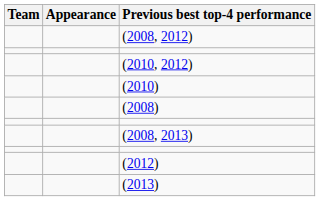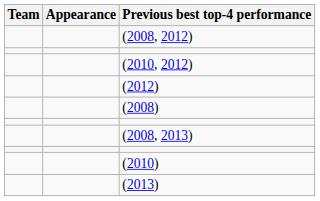rows swapped: (24, 86) <-> (24, 163)
